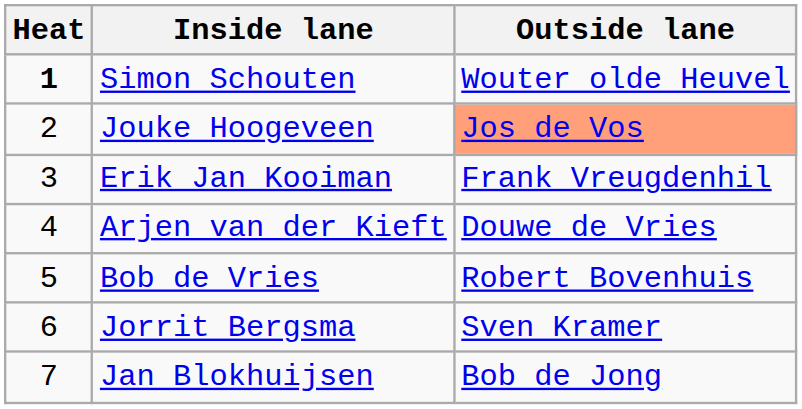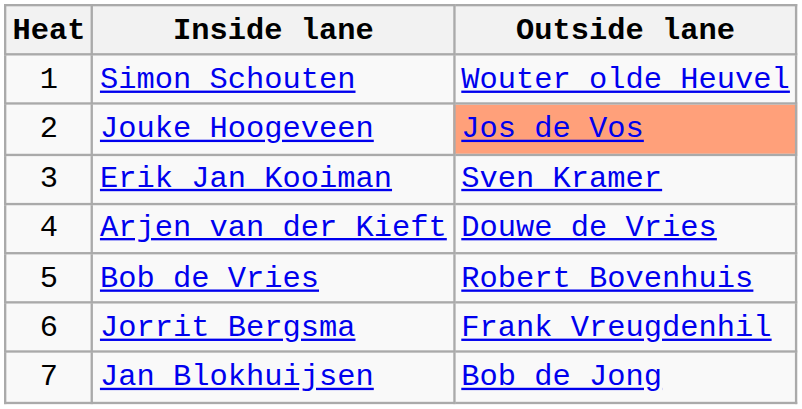(49, 80) bold -> (49, 80) normal
(616, 179) Frank Vreugdenhil -> (562, 179) Sven Kramer
(562, 327) Sven Kramer -> (616, 327) Frank Vreugdenhil
